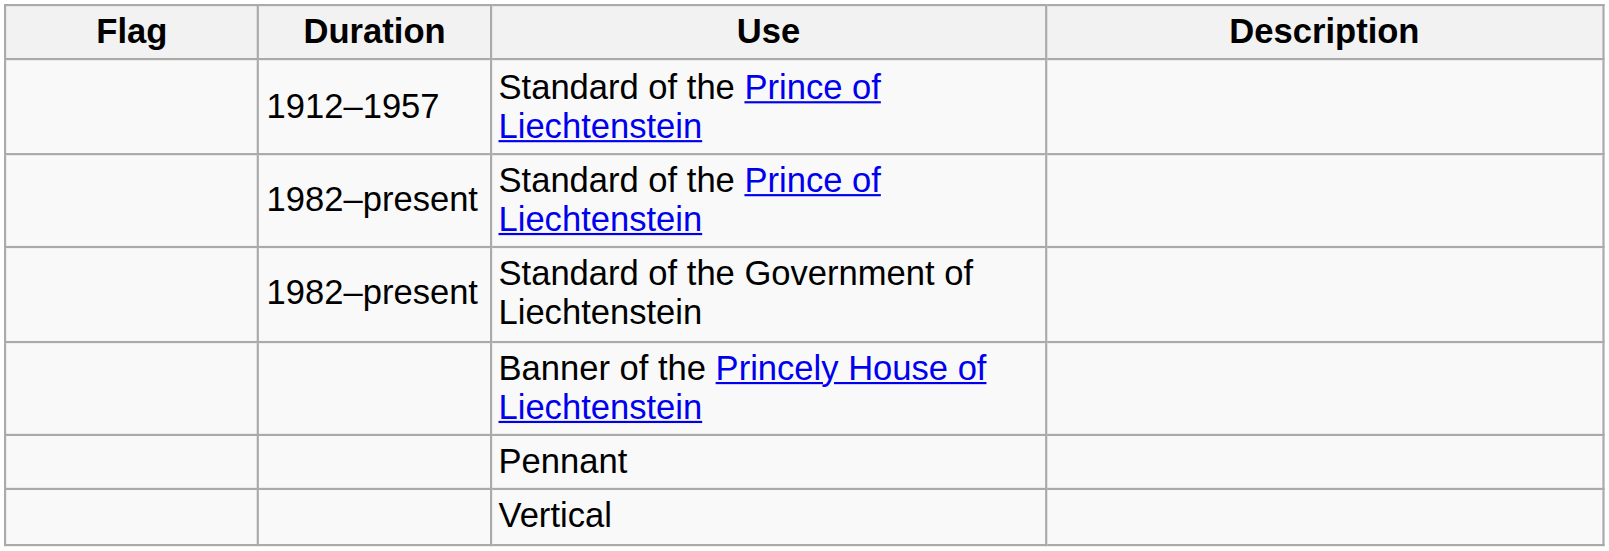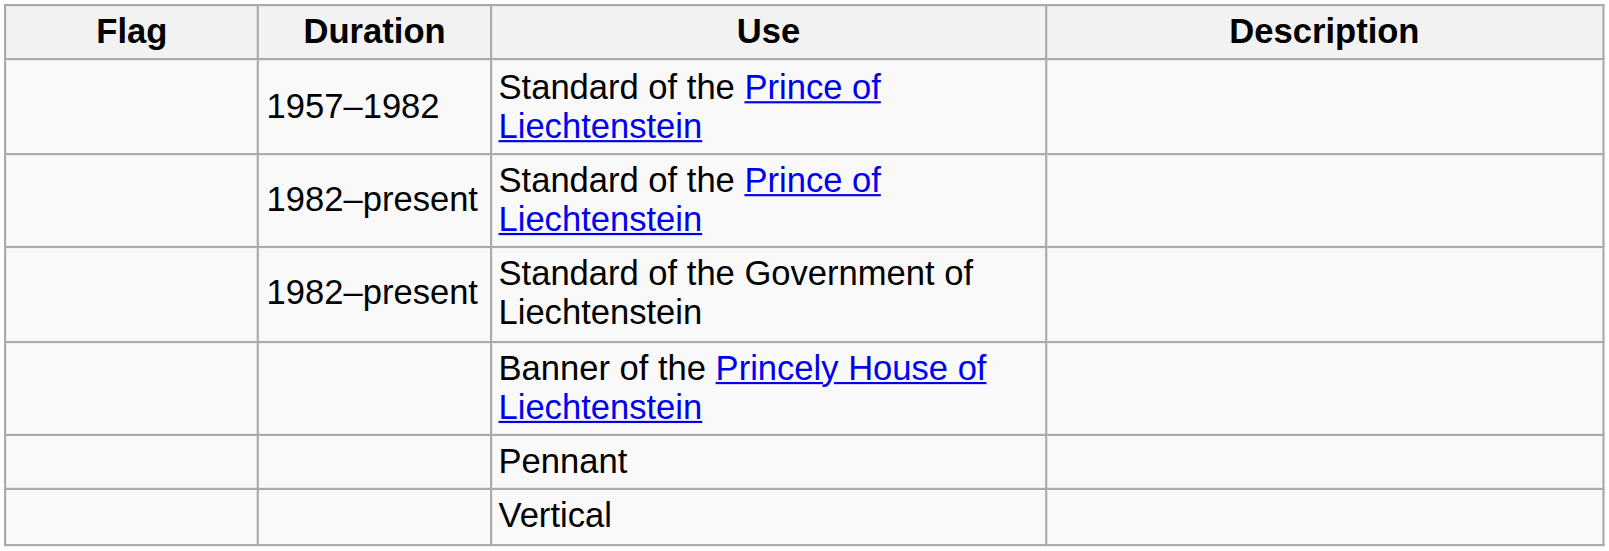- row: (353, 106)
+ row: (353, 106)
